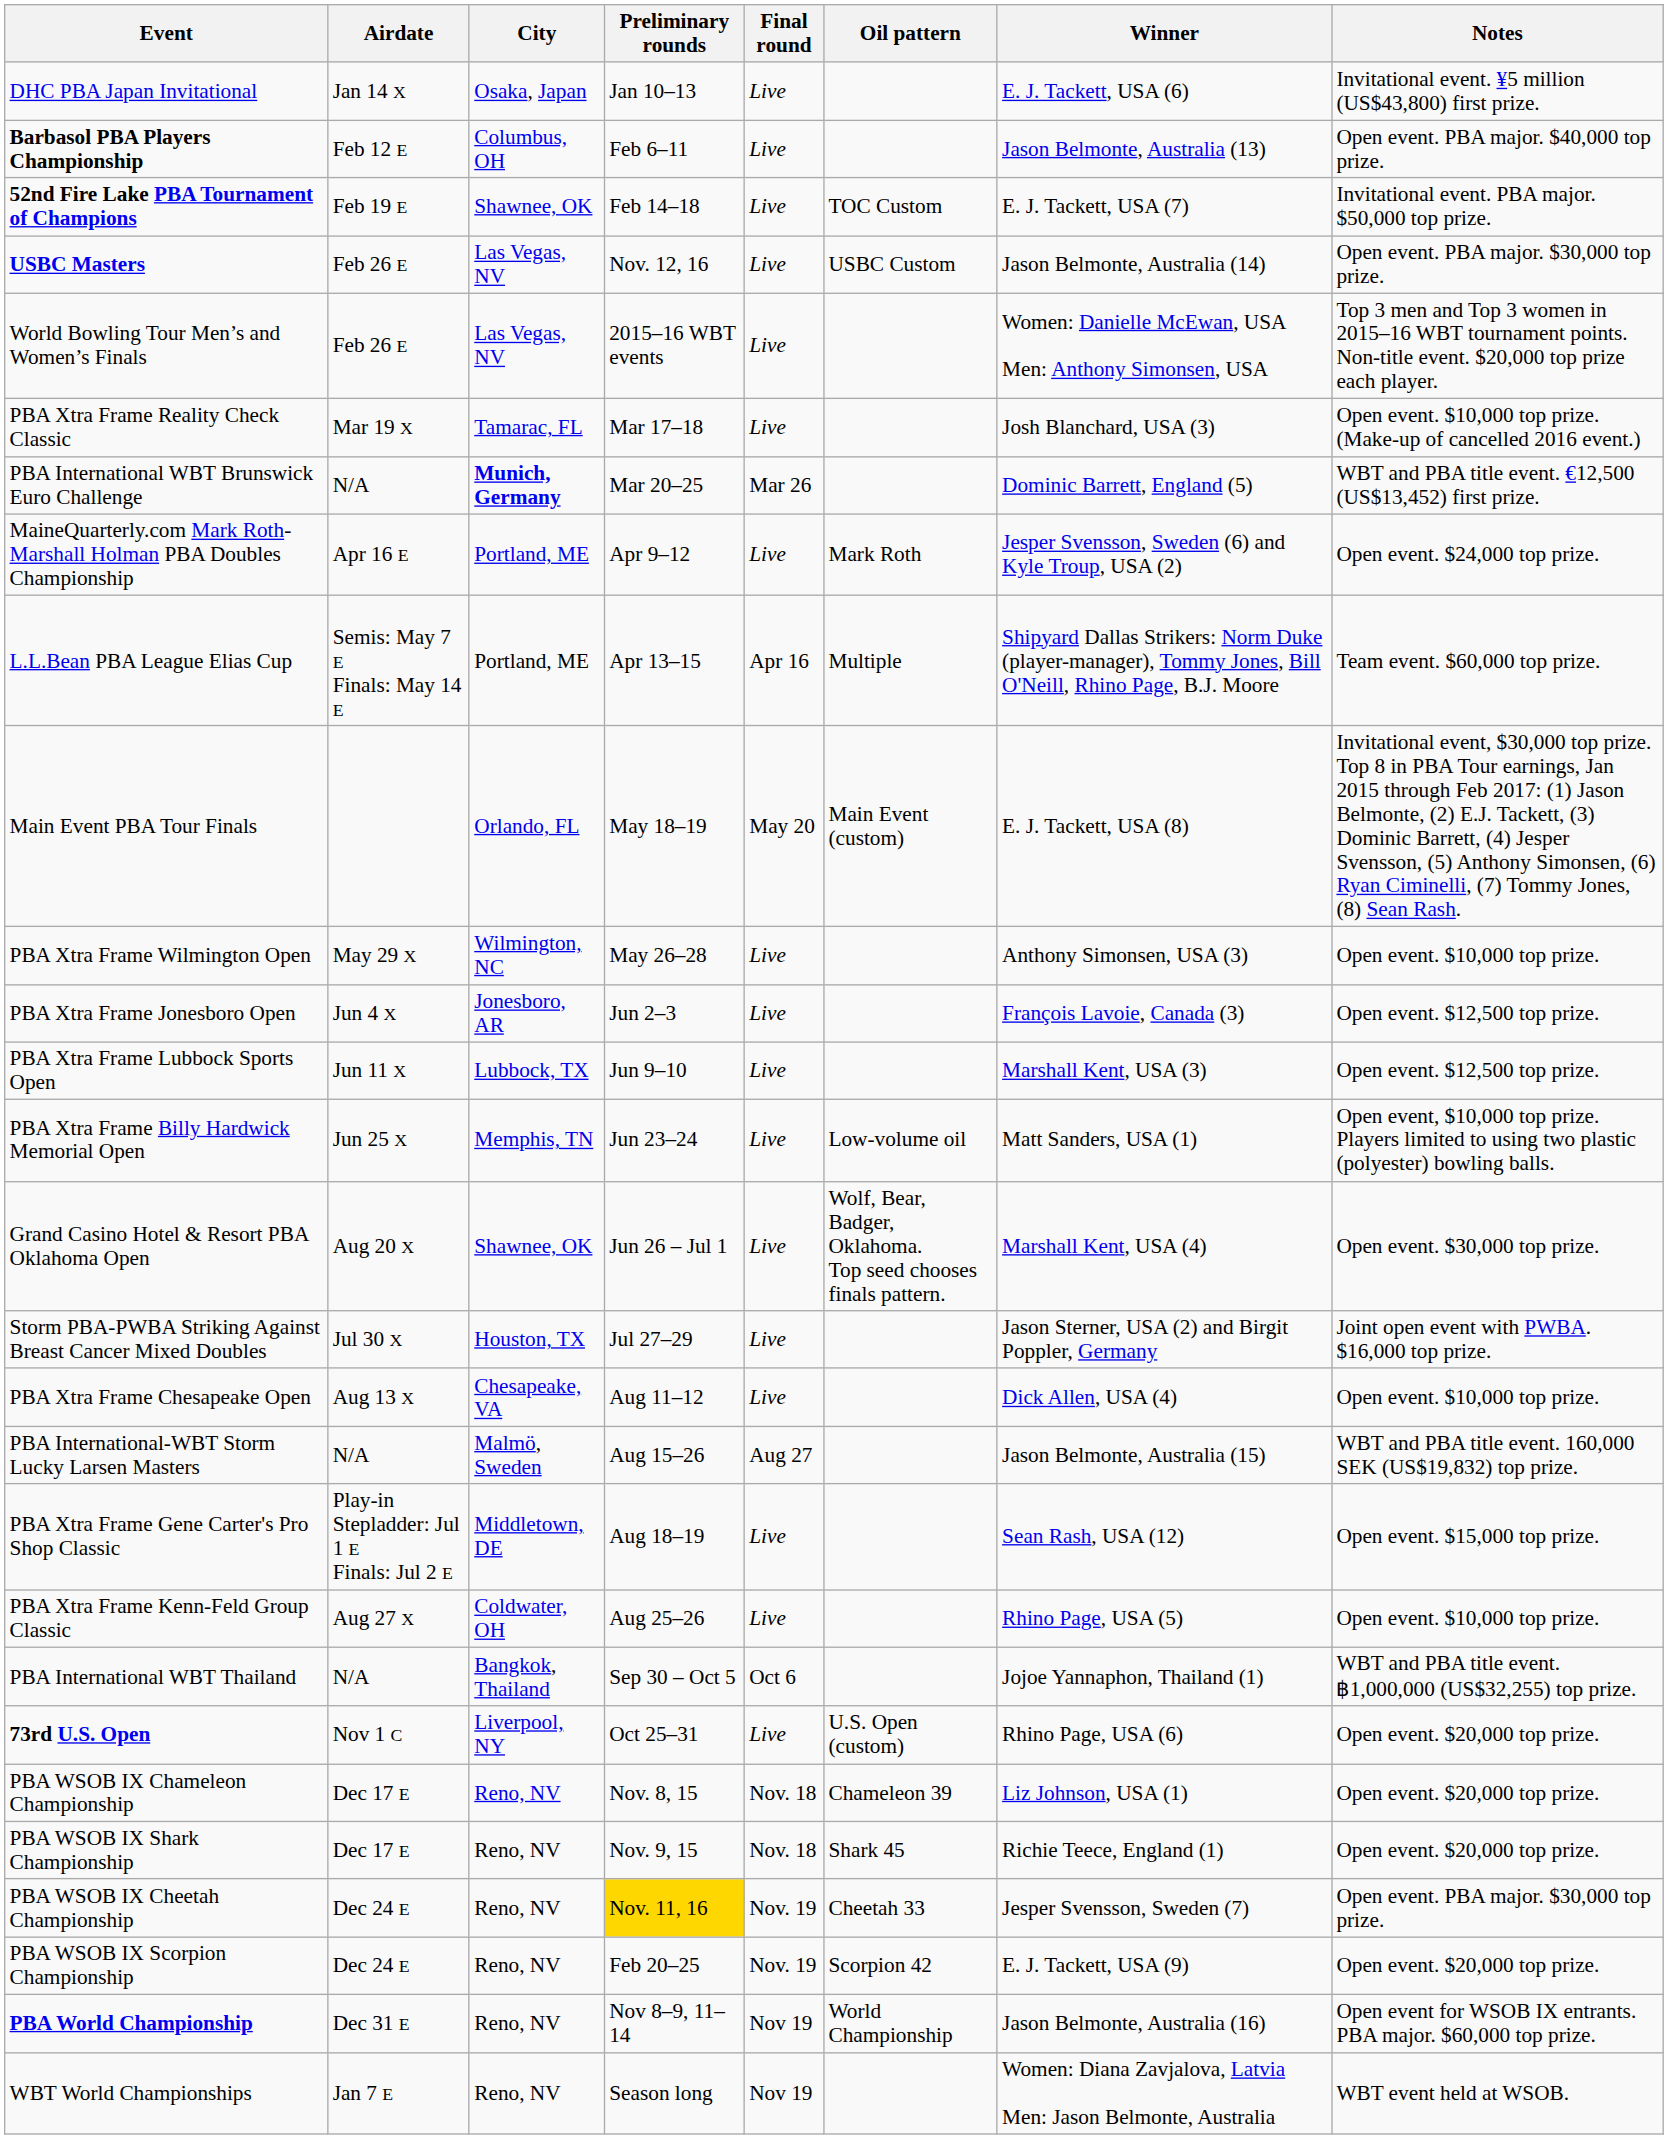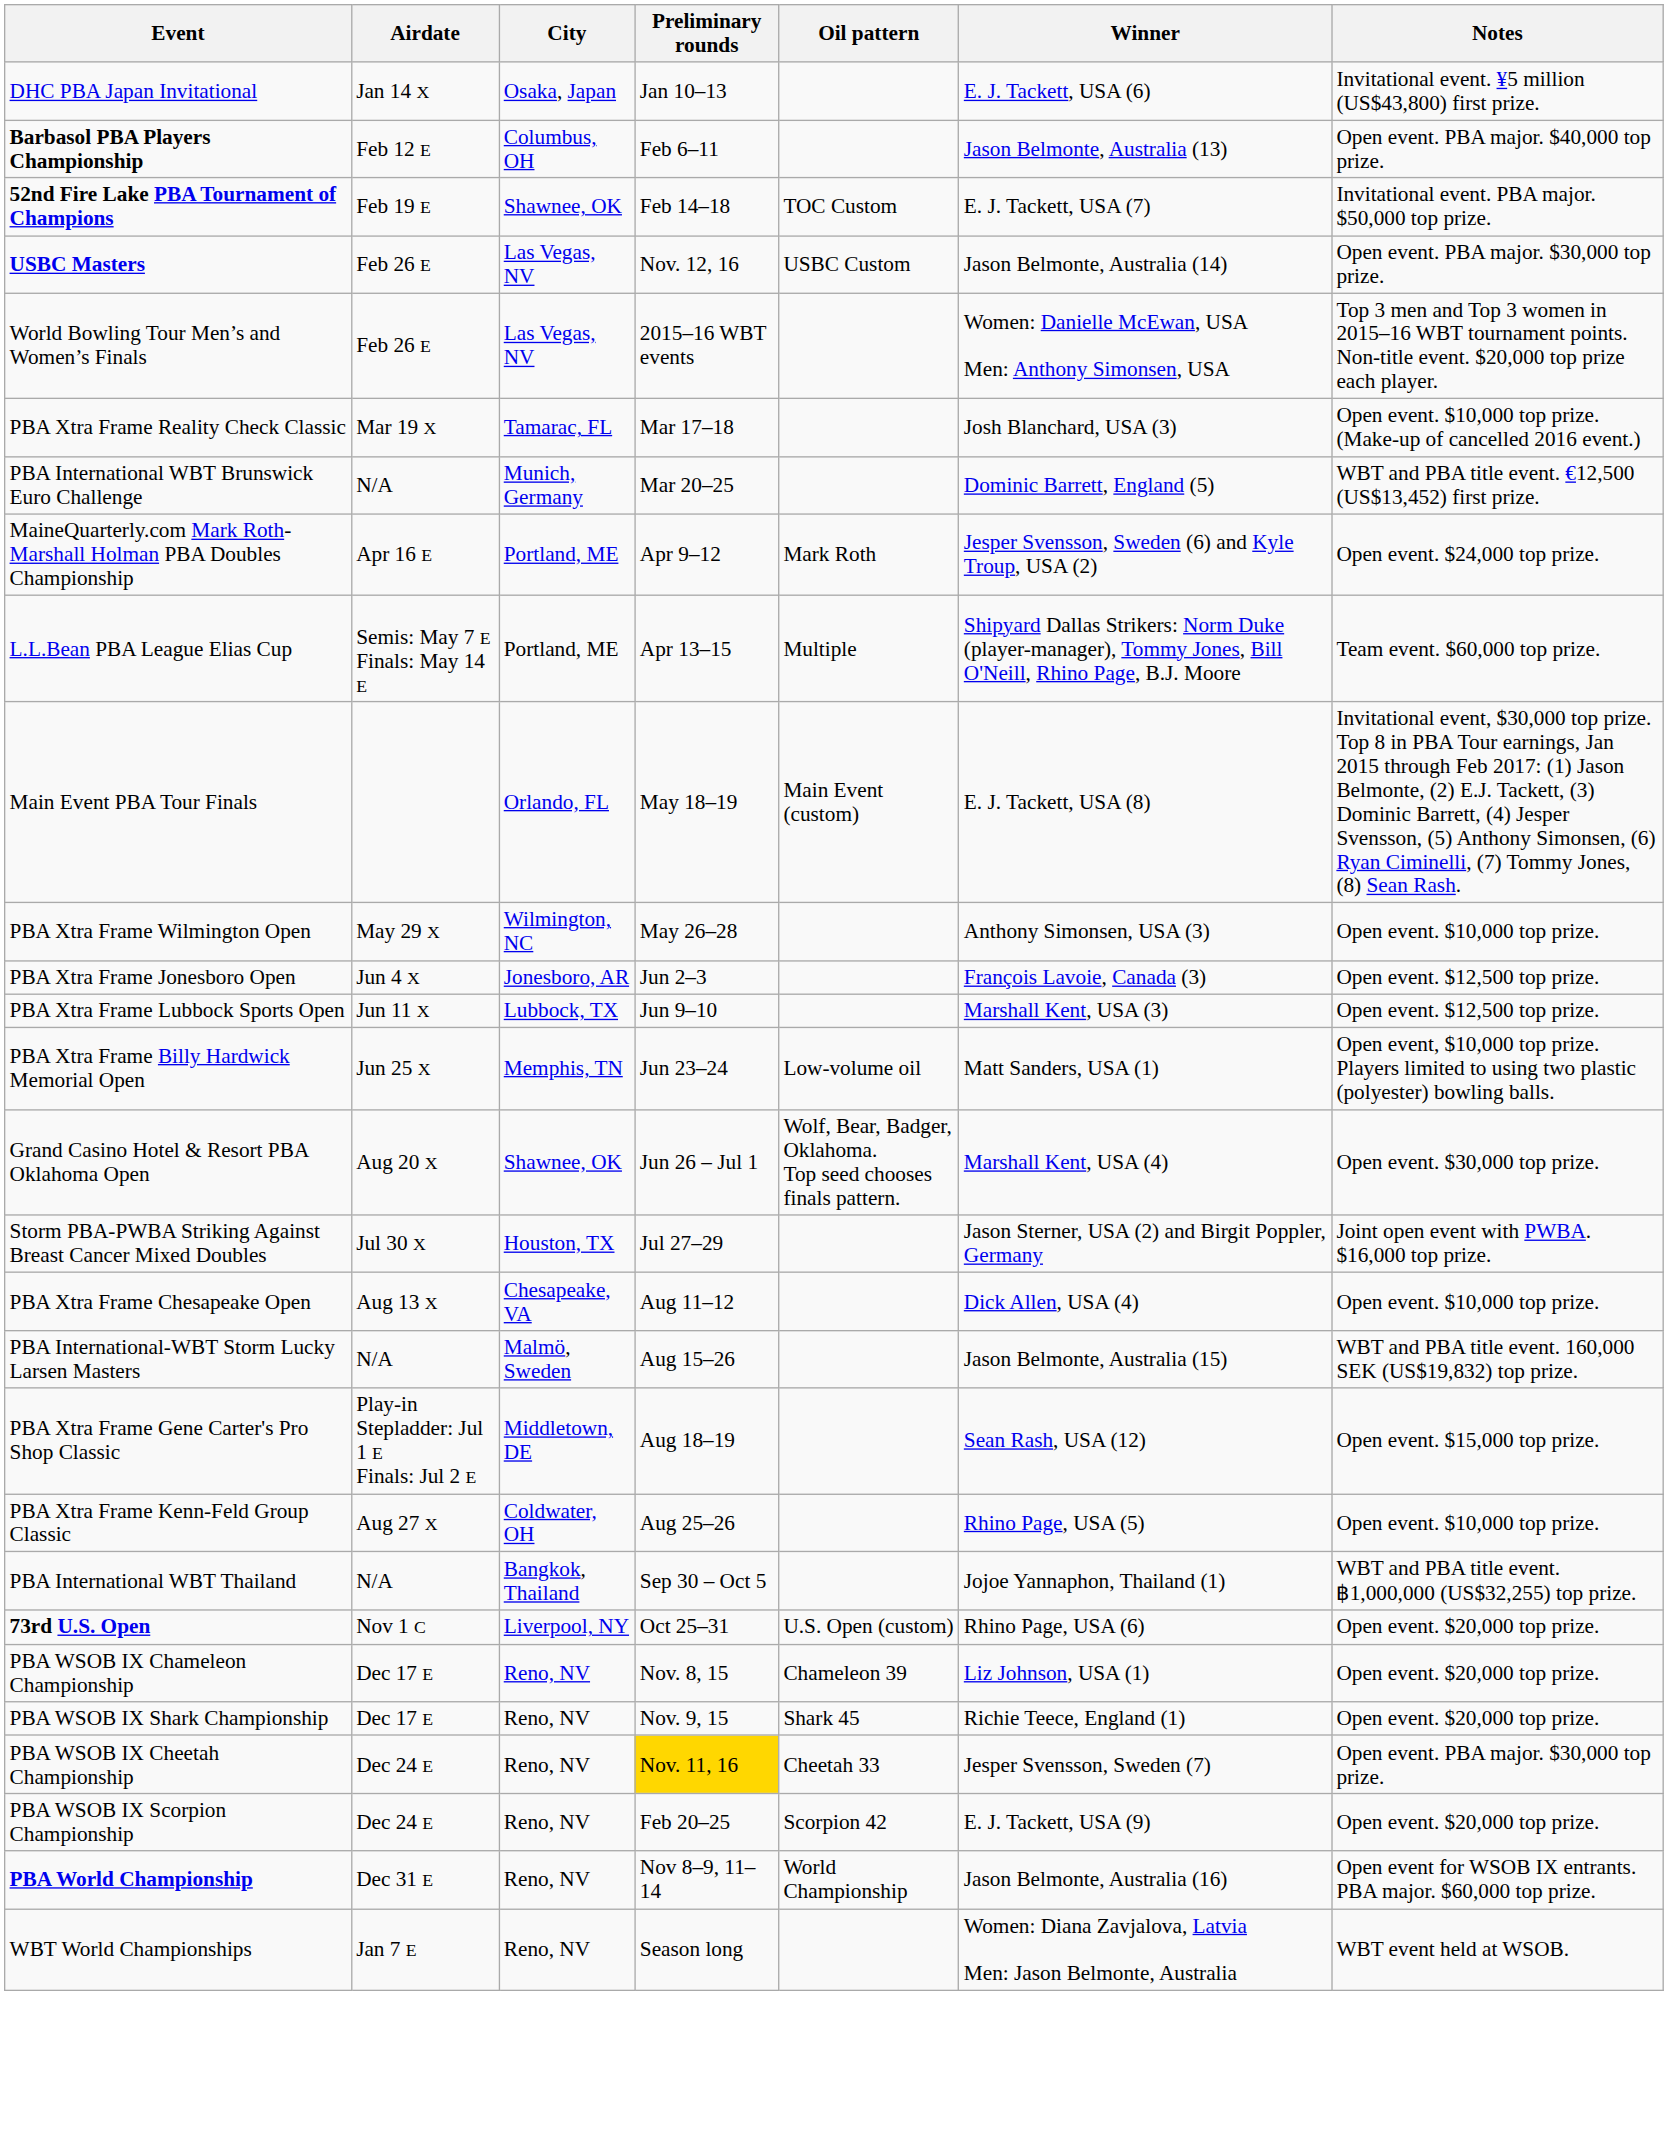- column: (784, 33)
(517, 485) bold -> (543, 485) normal
